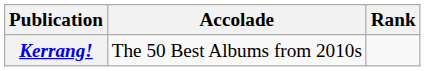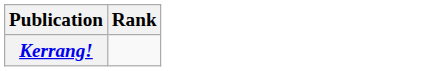- column: (237, 19)
